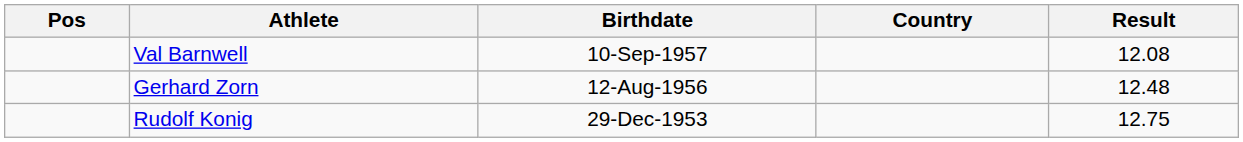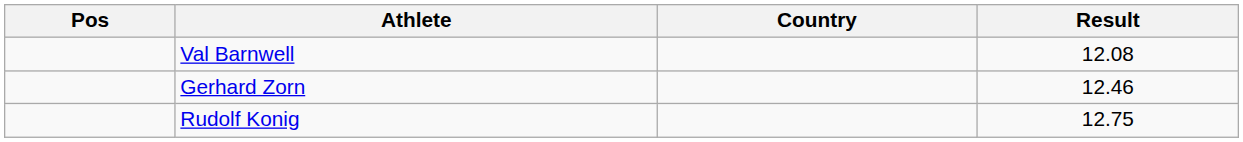- column: (647, 20)
(1144, 86) 12.48 -> (1108, 86) 12.46
